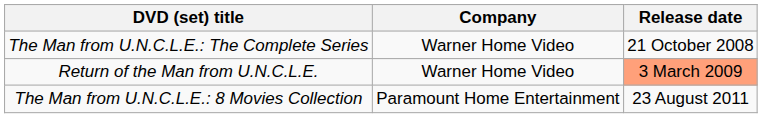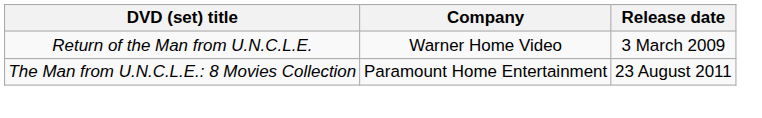- row: (188, 44)
(691, 71) lightsalmon background -> (673, 44) no background
